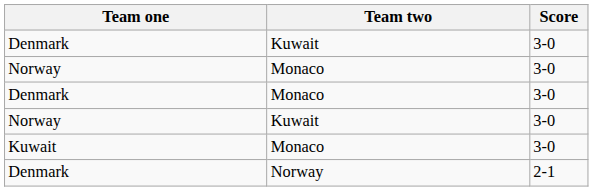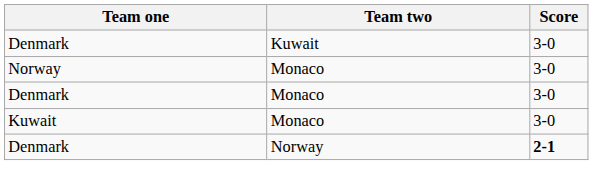- row: (35, 120)
(544, 172) normal -> (544, 146) bold
